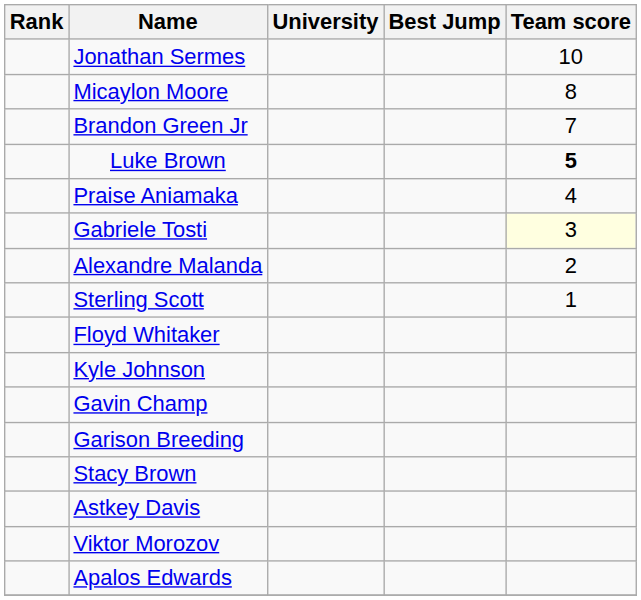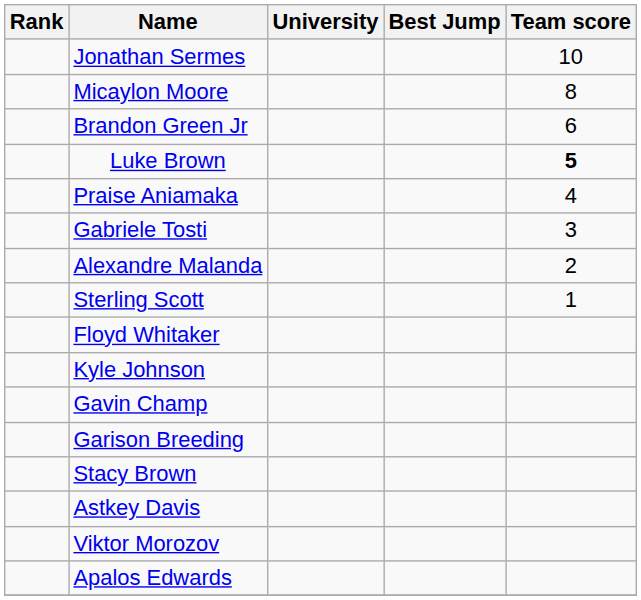(571, 126) 7 -> (571, 126) 6
(571, 230) lightyellow background -> (571, 230) no background
